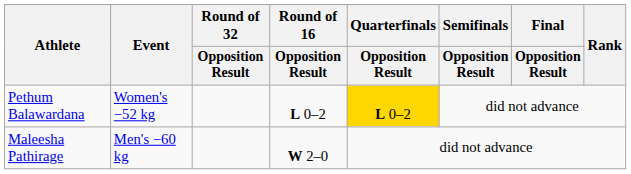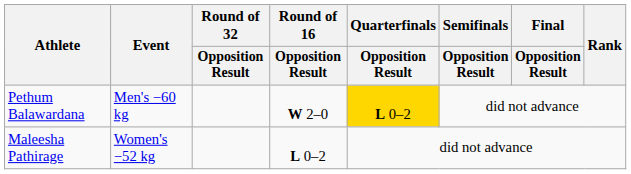(141, 106) Women's −52 kg -> (145, 106) Men's −60 kg
(308, 115) L 0–2 -> (308, 115) W 2–0
(145, 148) Men's −60 kg -> (141, 148) Women's −52 kg
(308, 156) W 2–0 -> (308, 156) L 0–2
